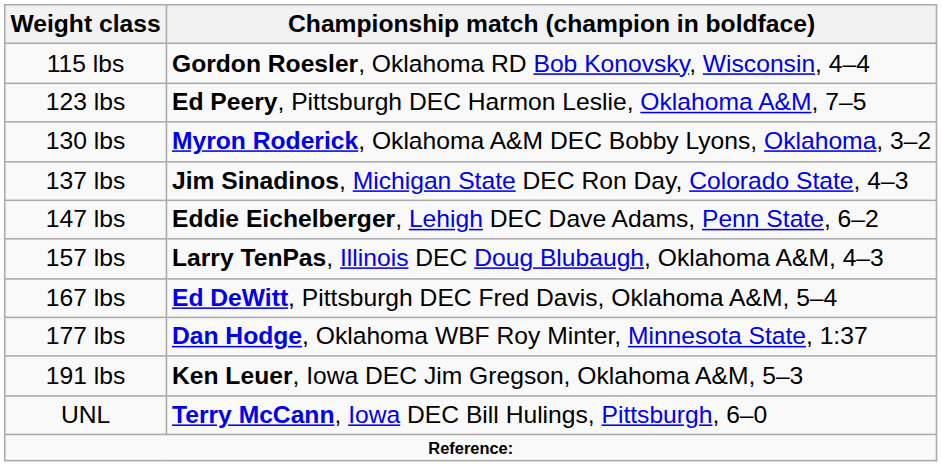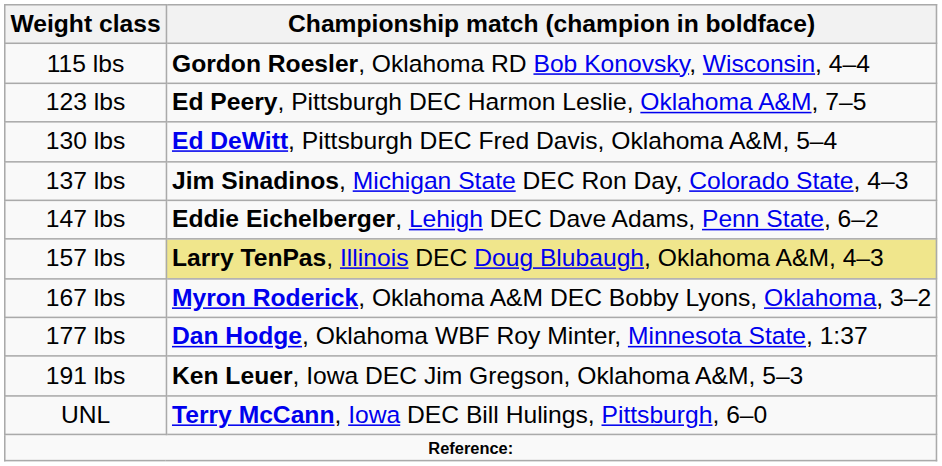(552, 141) Myron Roderick, Oklahoma A&M DEC Bobby Lyons, Oklahoma, 3–2 -> (505, 141) Ed DeWitt, Pittsburgh DEC Fred Davis, Oklahoma A&M, 5–4
(528, 258) no background -> (528, 258) khaki background
(505, 297) Ed DeWitt, Pittsburgh DEC Fred Davis, Oklahoma A&M, 5–4 -> (552, 297) Myron Roderick, Oklahoma A&M DEC Bobby Lyons, Oklahoma, 3–2
